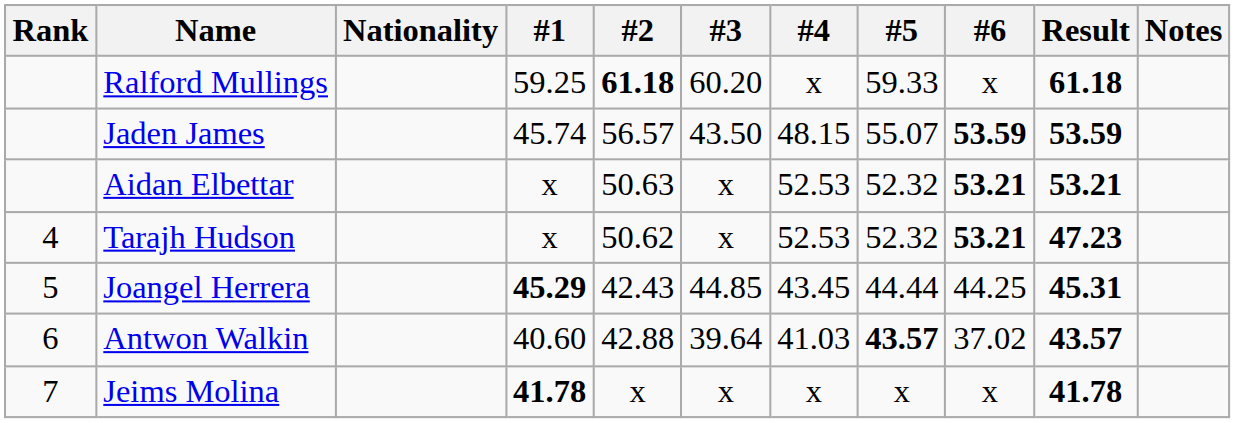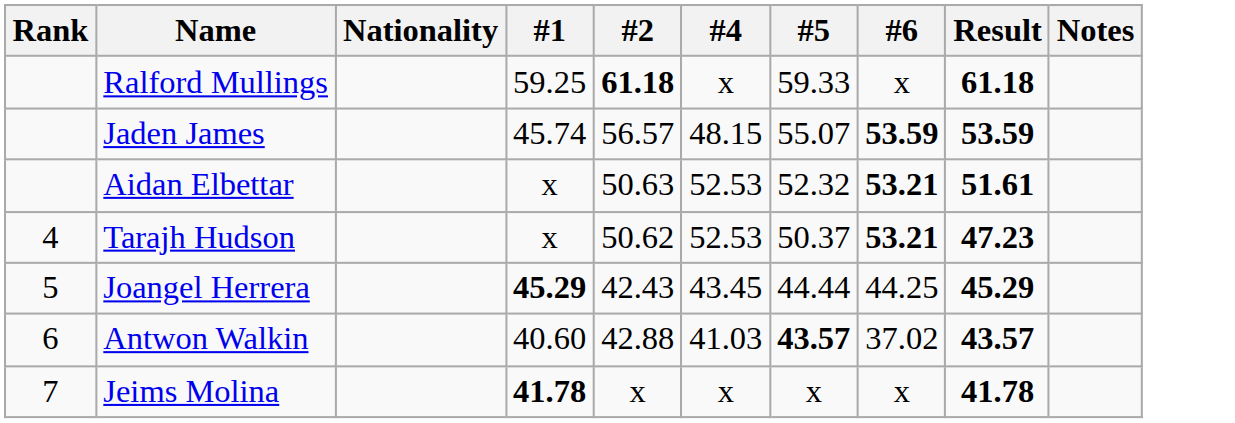- column: (726, 30)
(1086, 184) 53.21 -> (998, 184) 51.61
(902, 236) 52.32 -> (814, 236) 50.37
(1086, 287) 45.31 -> (998, 287) 45.29
